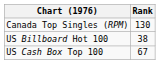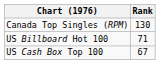(143, 39) 38 -> (143, 39) 71
